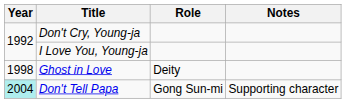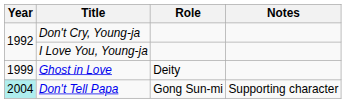(20, 70) 1998 -> (20, 70) 1999
